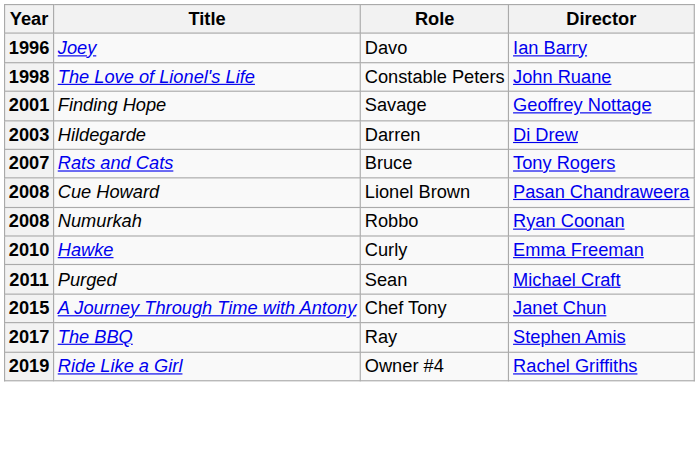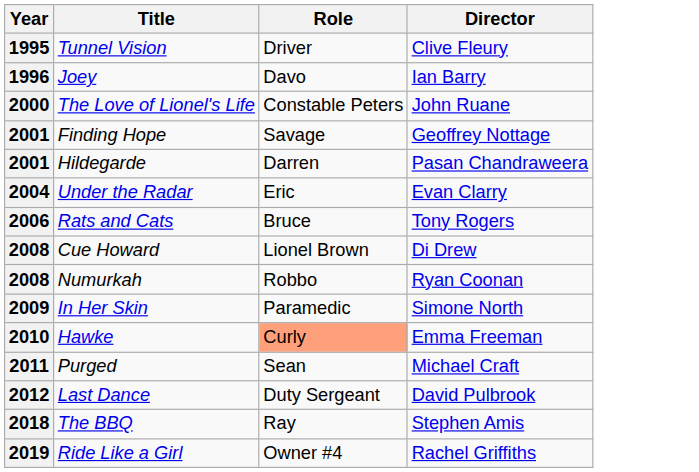+ row: (112, 47)
(29, 76) 1998 -> (29, 105) 2000
(29, 134) 2003 -> (29, 163) 2001
(545, 134) Di Drew -> (500, 163) Pasan Chandraweera
+ row: (125, 192)
(29, 163) 2007 -> (29, 221) 2006
(601, 192) Pasan Chandraweera -> (444, 250) Di Drew
+ row: (103, 308)
(386, 250) no background -> (285, 337) lightsalmon background
+ row: (104, 395)
- row: (207, 308)
(29, 337) 2017 -> (29, 423) 2018
